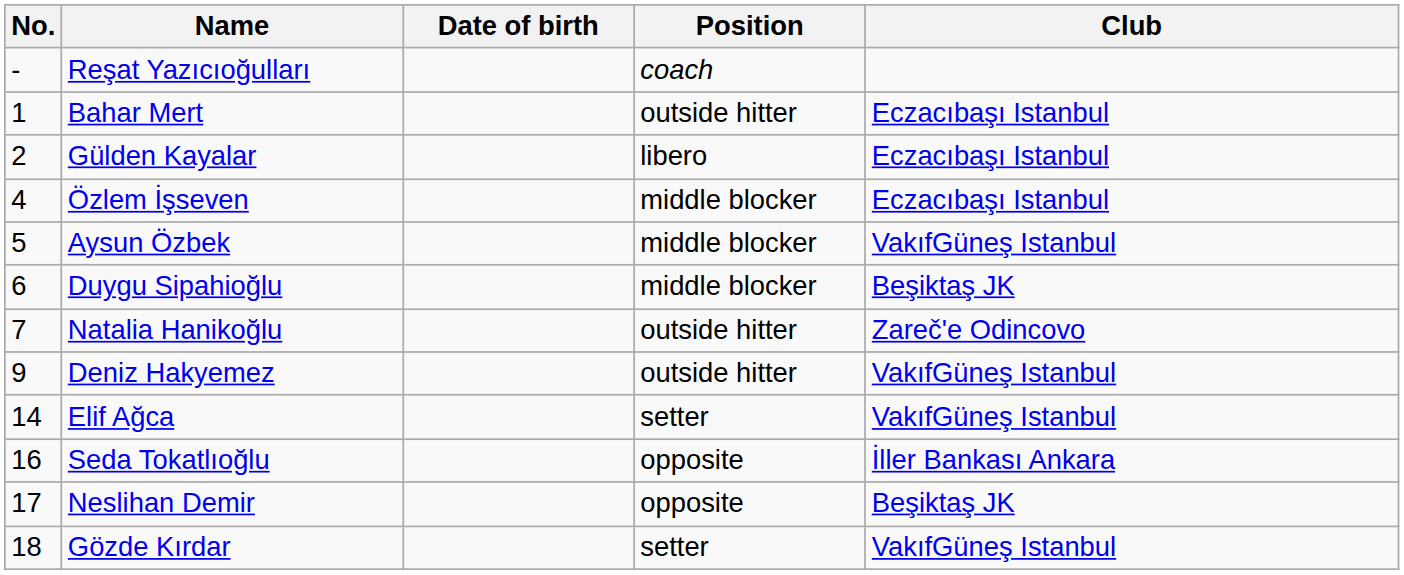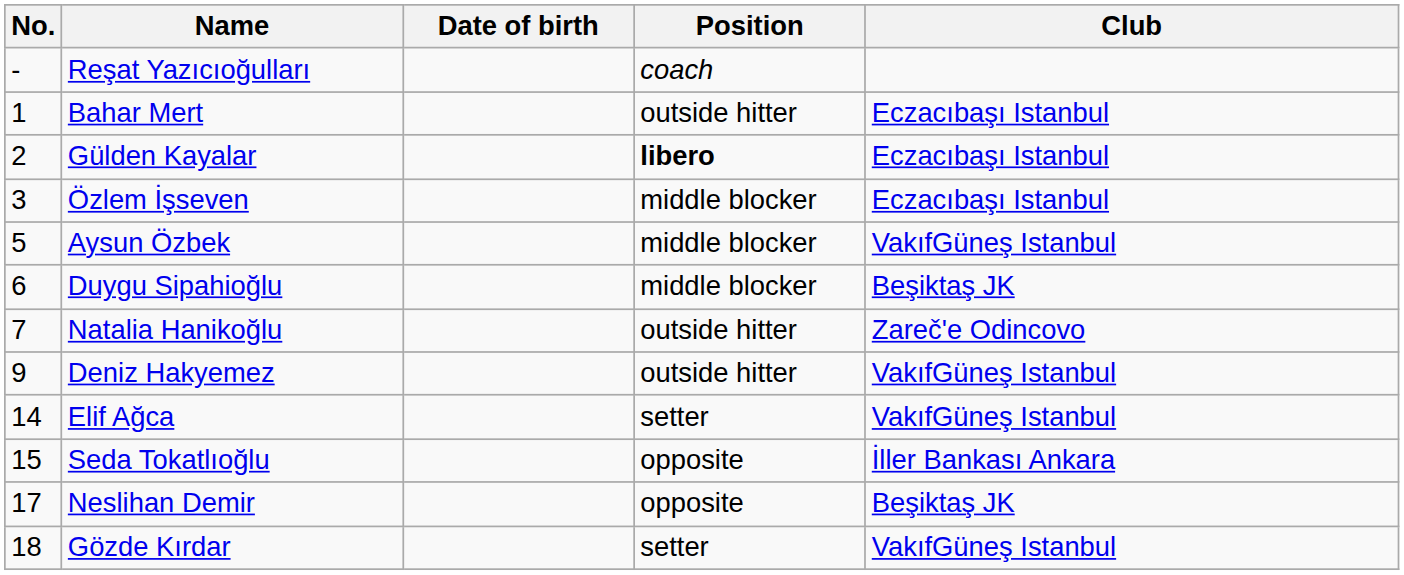(674, 156) normal -> (678, 156) bold
(19, 199) 4 -> (19, 199) 3
(26, 460) 16 -> (26, 460) 15
